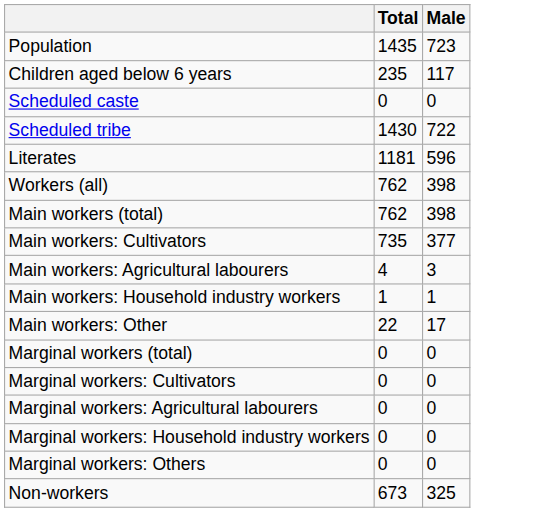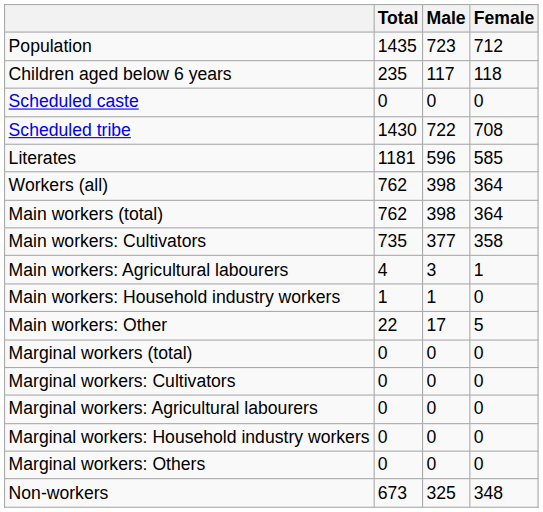+ column: (504, 18)
